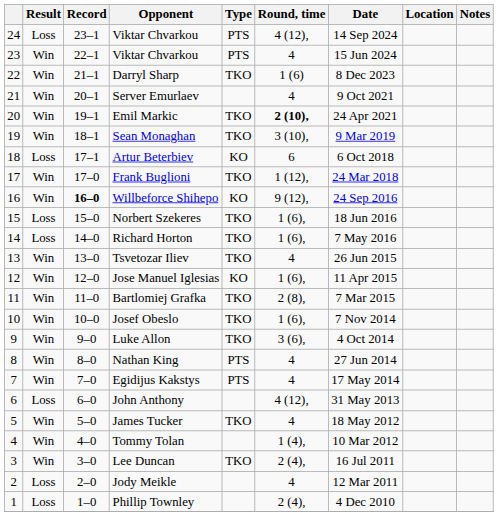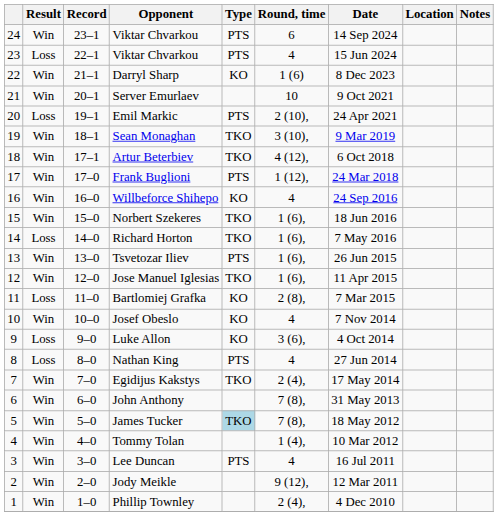(43, 34) Loss -> (43, 34) Win
(292, 34) 4 (12), -> (292, 34) 6
(43, 55) Win -> (43, 55) Loss
(238, 75) TKO -> (238, 75) KO
(292, 95) 4 -> (292, 95) 10
(43, 116) Win -> (43, 116) Loss
(238, 116) TKO -> (238, 116) PTS
(292, 116) bold -> (292, 116) normal
(43, 156) Loss -> (43, 156) Win
(238, 156) KO -> (238, 156) TKO
(292, 156) 6 -> (292, 156) 4 (12),
(238, 177) TKO -> (238, 177) PTS
(87, 197) bold -> (87, 197) normal
(292, 197) 9 (12), -> (292, 197) 4
(43, 217) Loss -> (43, 217) Win
(238, 258) TKO -> (238, 258) PTS
(292, 258) 4 -> (292, 258) 1 (6),
(238, 278) KO -> (238, 278) TKO
(43, 298) Win -> (43, 298) Loss
(238, 298) TKO -> (238, 298) KO
(238, 319) TKO -> (238, 319) KO
(292, 319) 1 (6), -> (292, 319) 4
(43, 339) Win -> (43, 339) Loss
(238, 339) TKO -> (238, 339) KO
(43, 359) Win -> (43, 359) Loss
(238, 380) PTS -> (238, 380) TKO
(292, 380) 4 -> (292, 380) 2 (4),
(43, 400) Loss -> (43, 400) Win
(292, 400) 4 (12), -> (292, 400) 7 (8),
(238, 420) no background -> (238, 420) lightblue background
(292, 420) 4 -> (292, 420) 7 (8),
(238, 461) TKO -> (238, 461) PTS
(292, 461) 2 (4), -> (292, 461) 4
(43, 481) Loss -> (43, 481) Win
(292, 481) 4 -> (292, 481) 9 (12),
(43, 501) Loss -> (43, 501) Win
